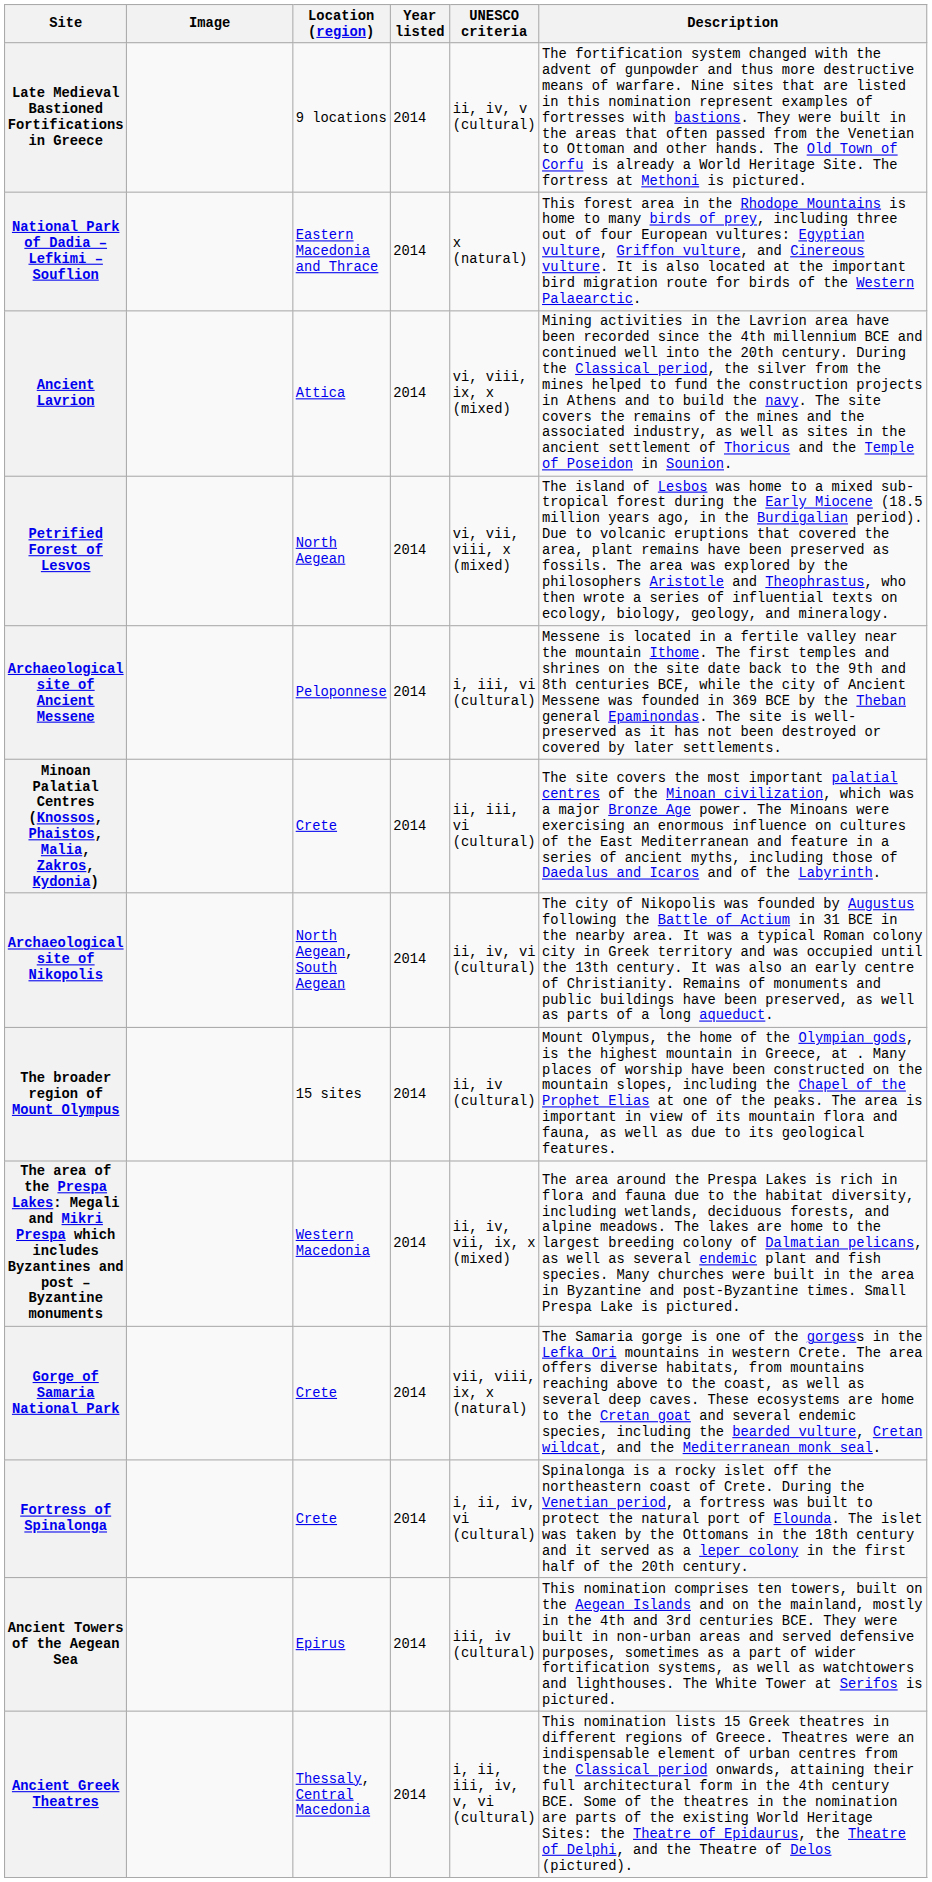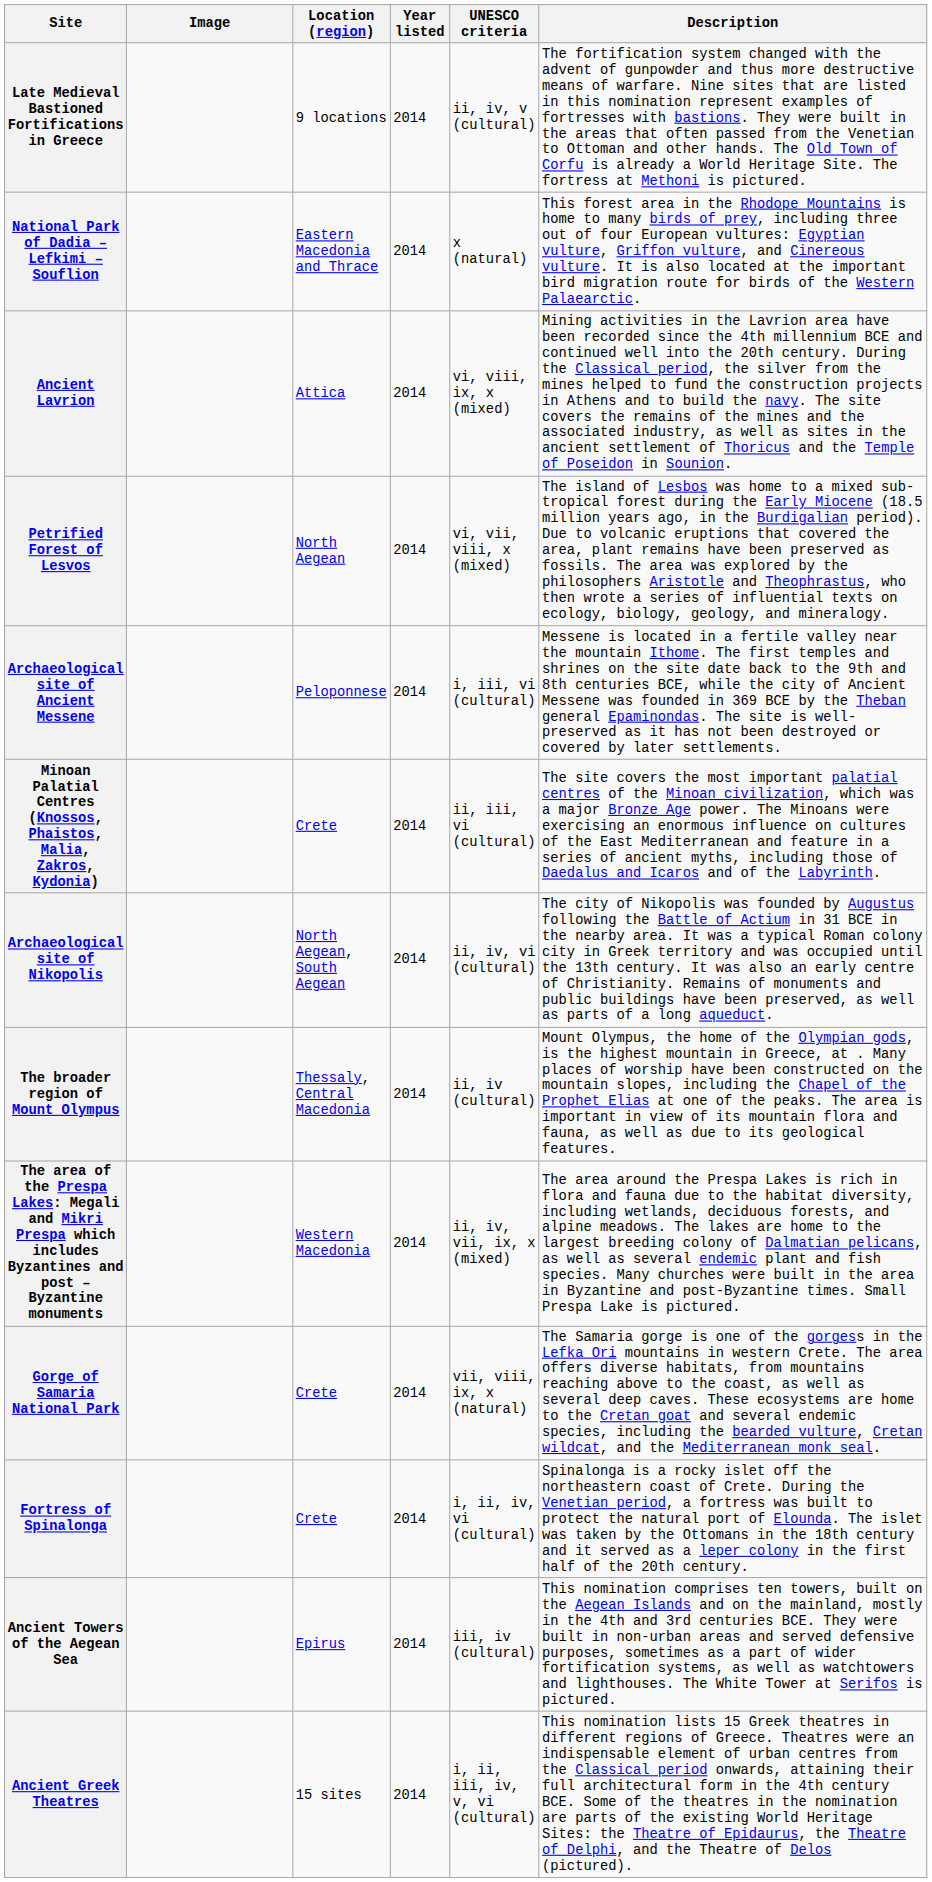(329, 1094) 15 sites -> (333, 1094) Thessaly, Central Macedonia
(333, 1794) Thessaly, Central Macedonia -> (329, 1794) 15 sites
